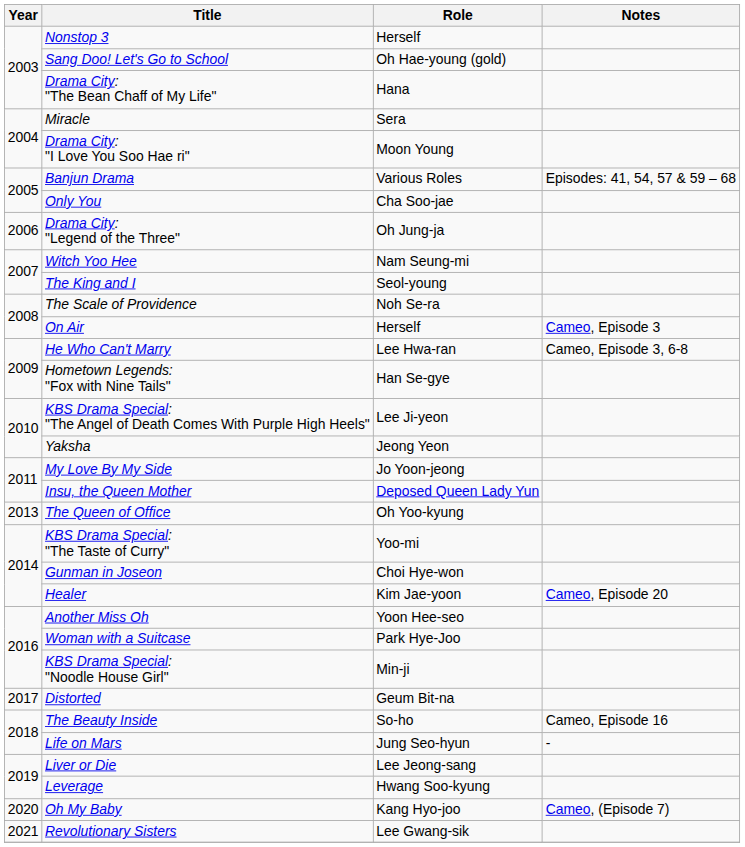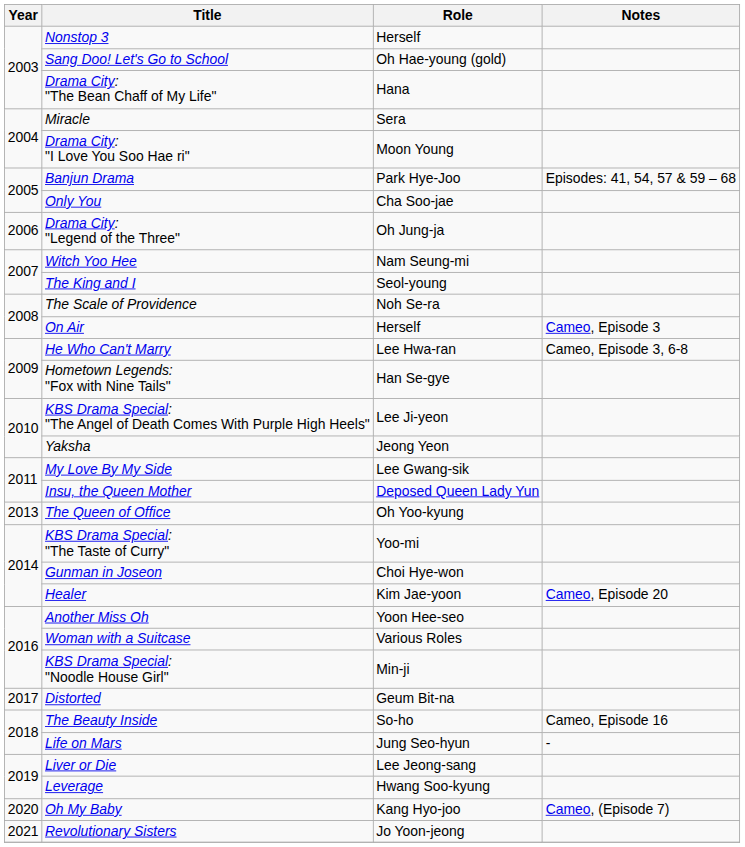(419, 179) Various Roles -> (418, 179) Park Hye-Joo
(420, 469) Jo Yoon-jeong -> (423, 469) Lee Gwang-sik
(418, 639) Park Hye-Joo -> (419, 639) Various Roles
(423, 831) Lee Gwang-sik -> (420, 831) Jo Yoon-jeong
